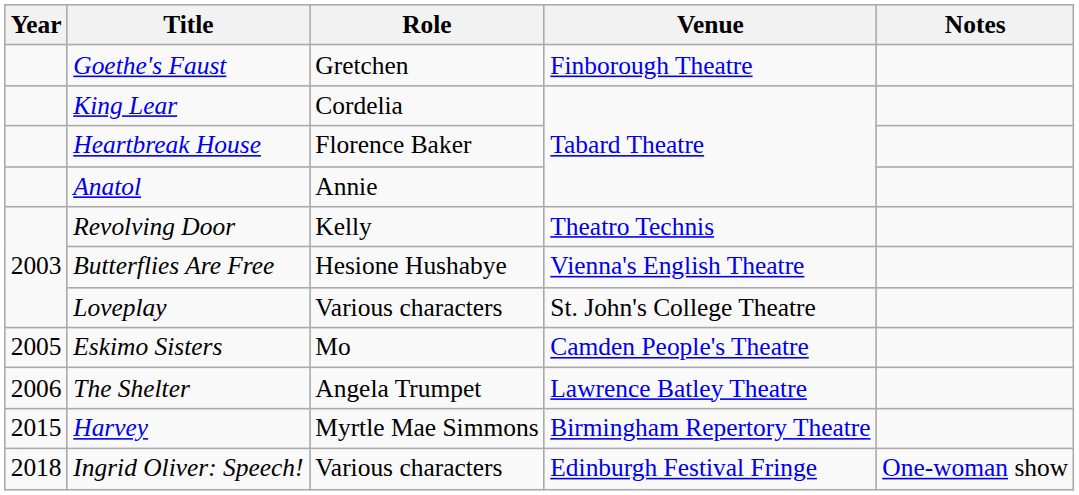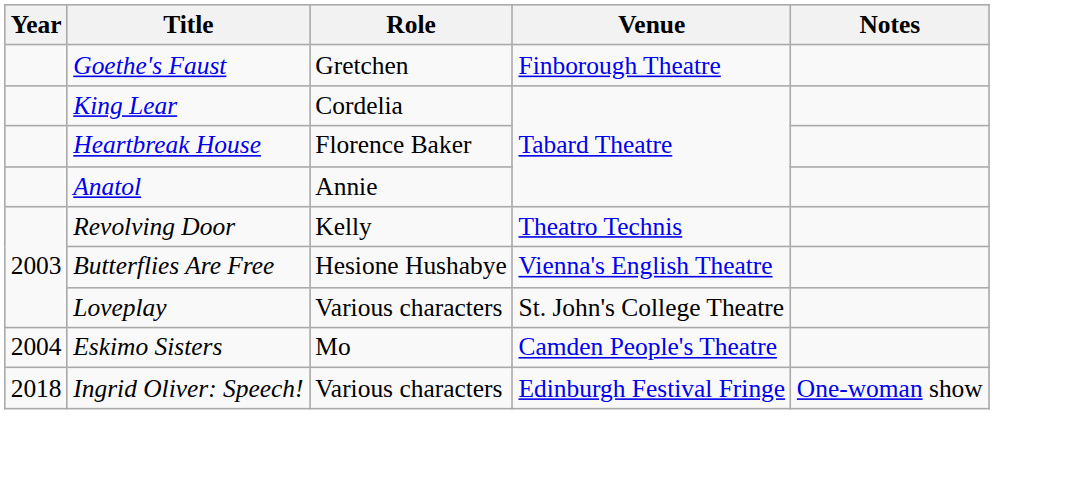(36, 347) 2005 -> (36, 347) 2004
- row: (132, 387)
- row: (111, 428)
